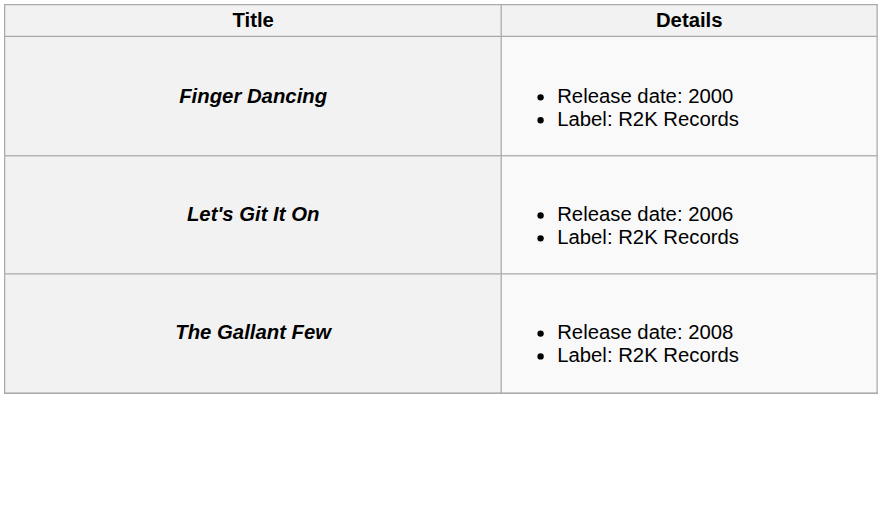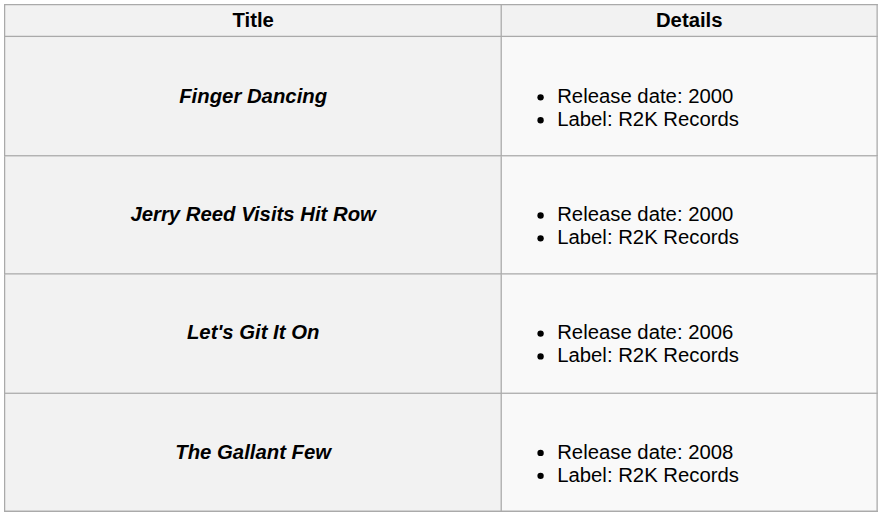+ row: (253, 214)
